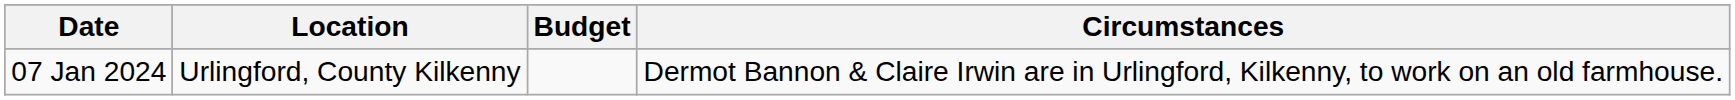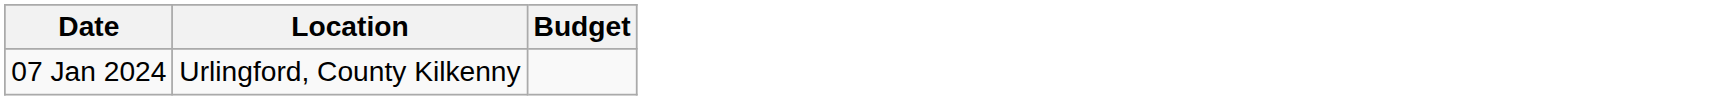- column: (1183, 26)
